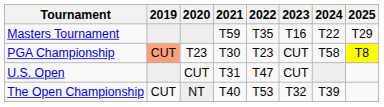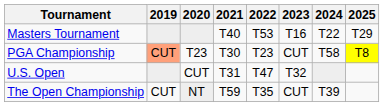(230, 34) T59 -> (230, 34) T40
(263, 34) T35 -> (263, 34) T53
(296, 73) CUT -> (296, 73) T32
(230, 92) T40 -> (230, 92) T59
(263, 92) T53 -> (263, 92) T35
(296, 92) T32 -> (296, 92) CUT
